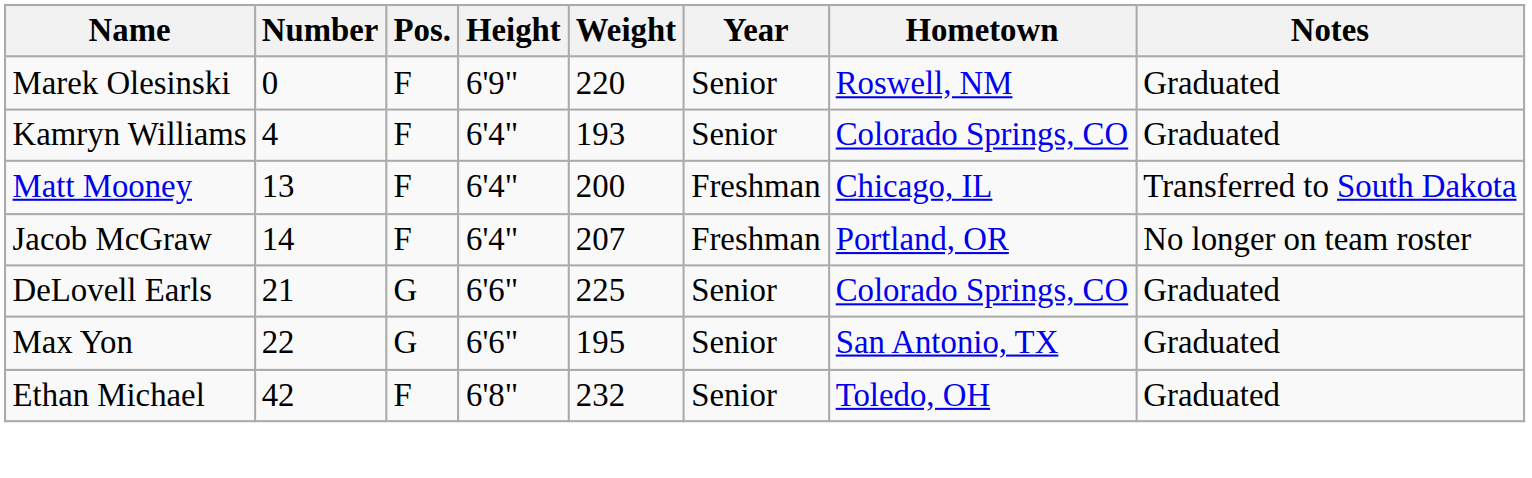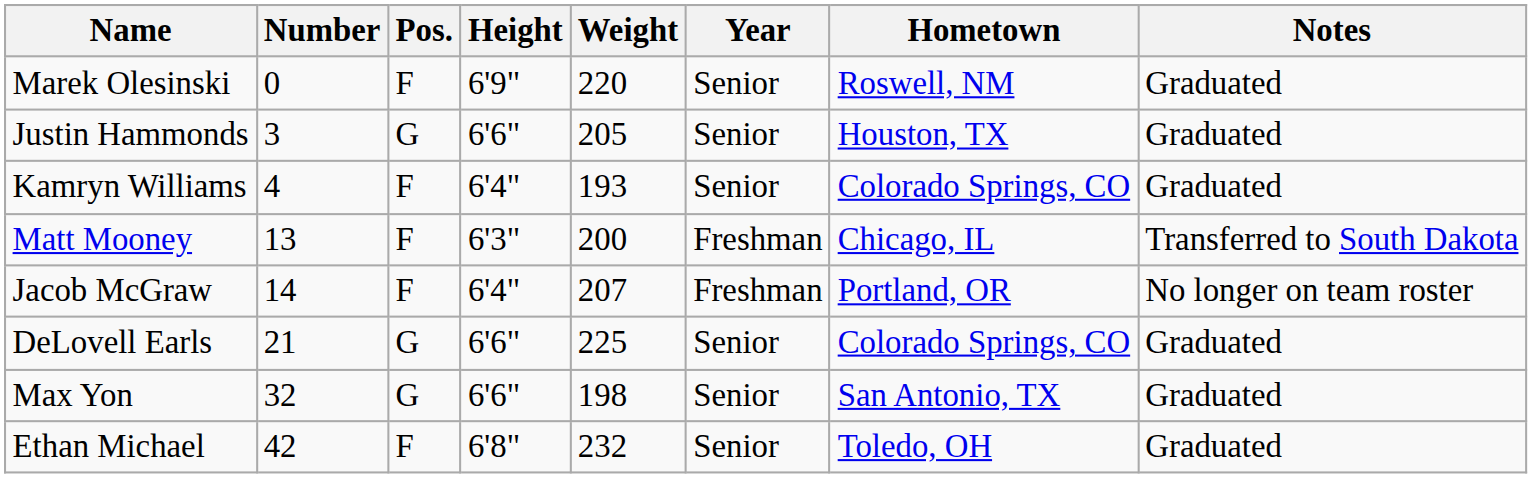+ row: (131, 134)
(492, 186) 6'4" -> (494, 238) 6'3"
(278, 342) 22 -> (280, 394) 32
(600, 342) 195 -> (602, 394) 198
